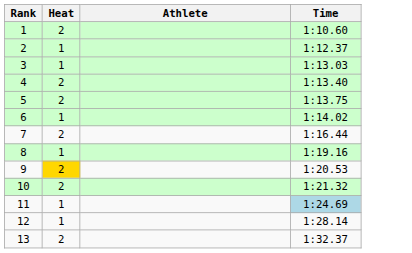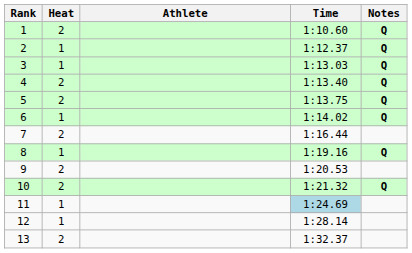+ column: (384, 13)
(61, 169) gold background -> (61, 169) no background
